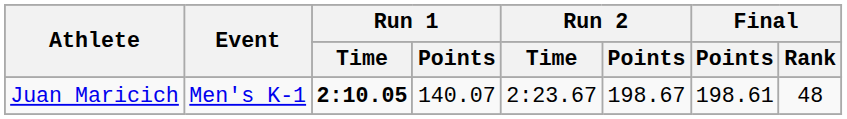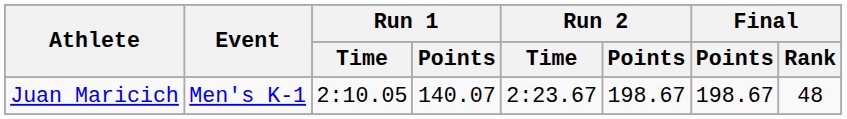(362, 96) bold -> (362, 96) normal
(735, 96) 198.61 -> (735, 96) 198.67
